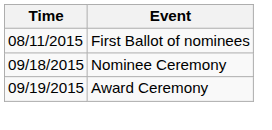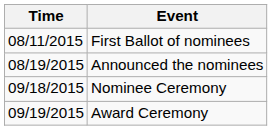+ row: (177, 64)
